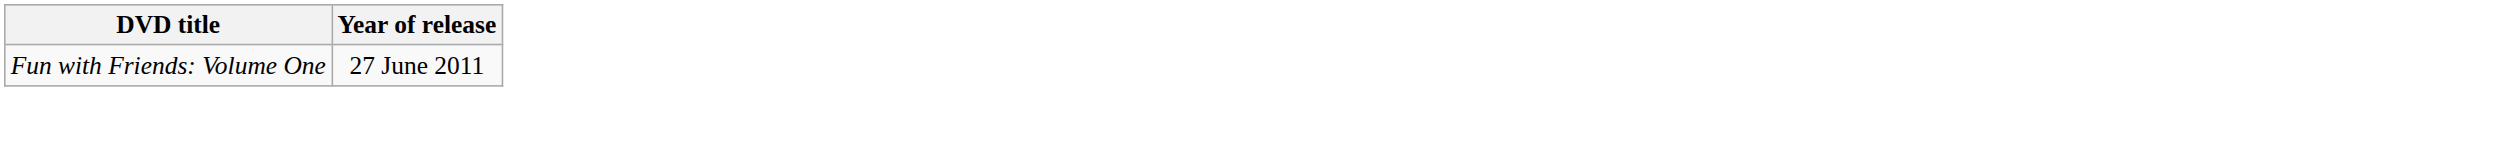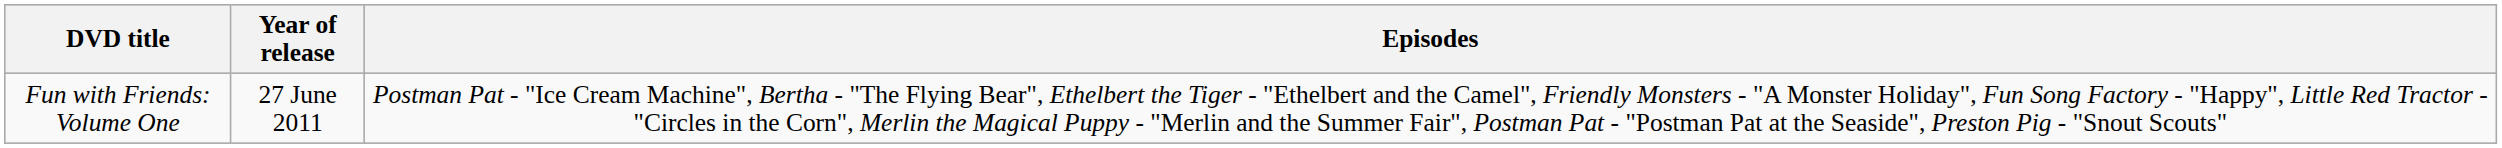+ column: (1430, 38)
